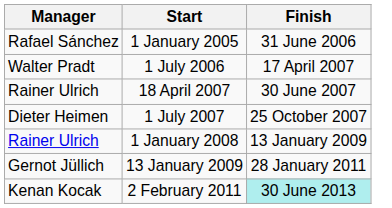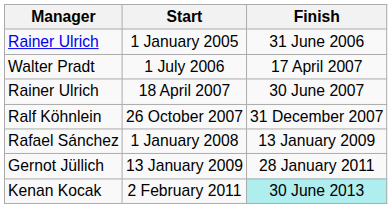(63, 41) Rafael Sánchez -> (53, 41) Rainer Ulrich
- row: (184, 116)
+ row: (184, 116)
(53, 141) Rainer Ulrich -> (63, 141) Rafael Sánchez
